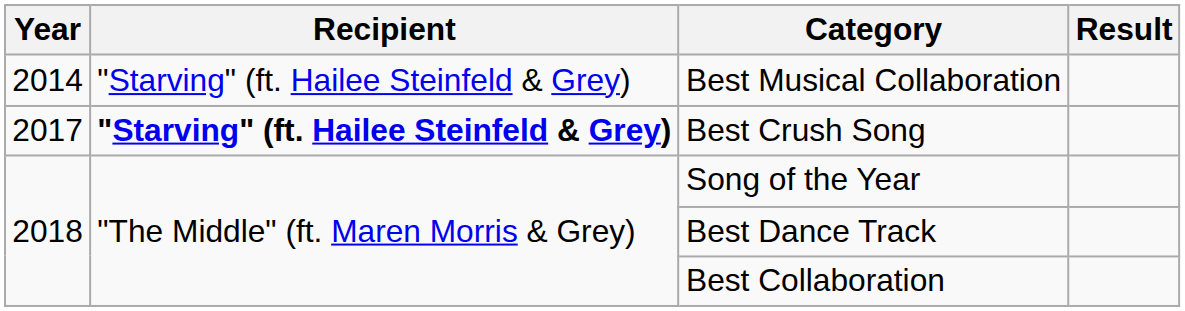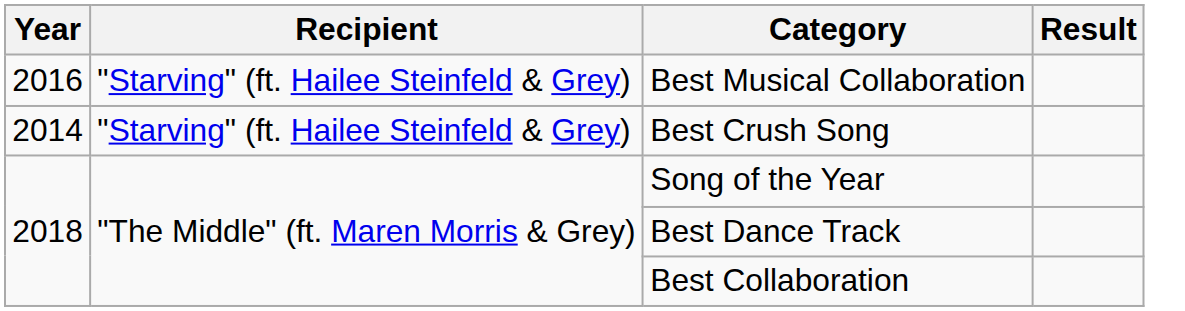(48, 79) 2014 -> (48, 79) 2016
(48, 130) 2017 -> (48, 130) 2014
(384, 130) bold -> (364, 130) normal
